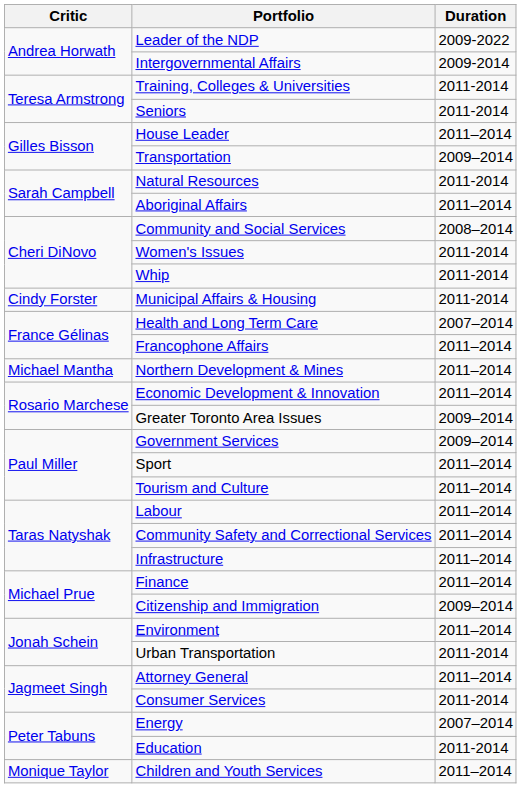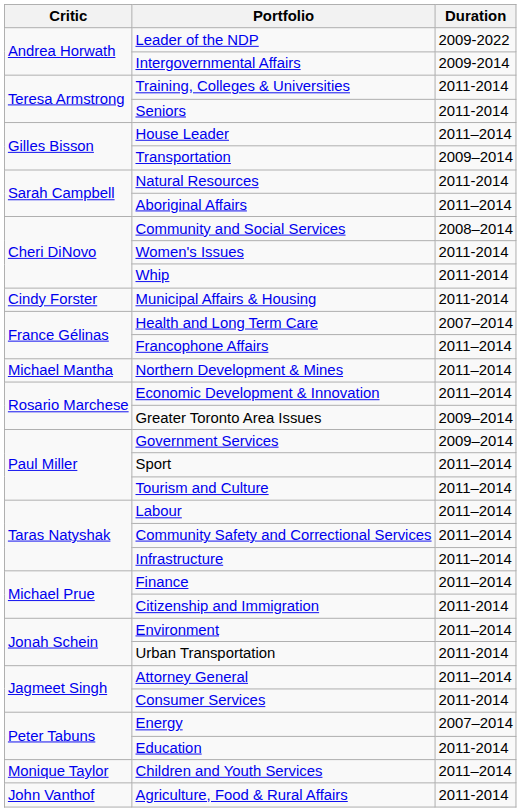(476, 606) 2009–2014 -> (473, 606) 2011-2014
+ row: (242, 795)
